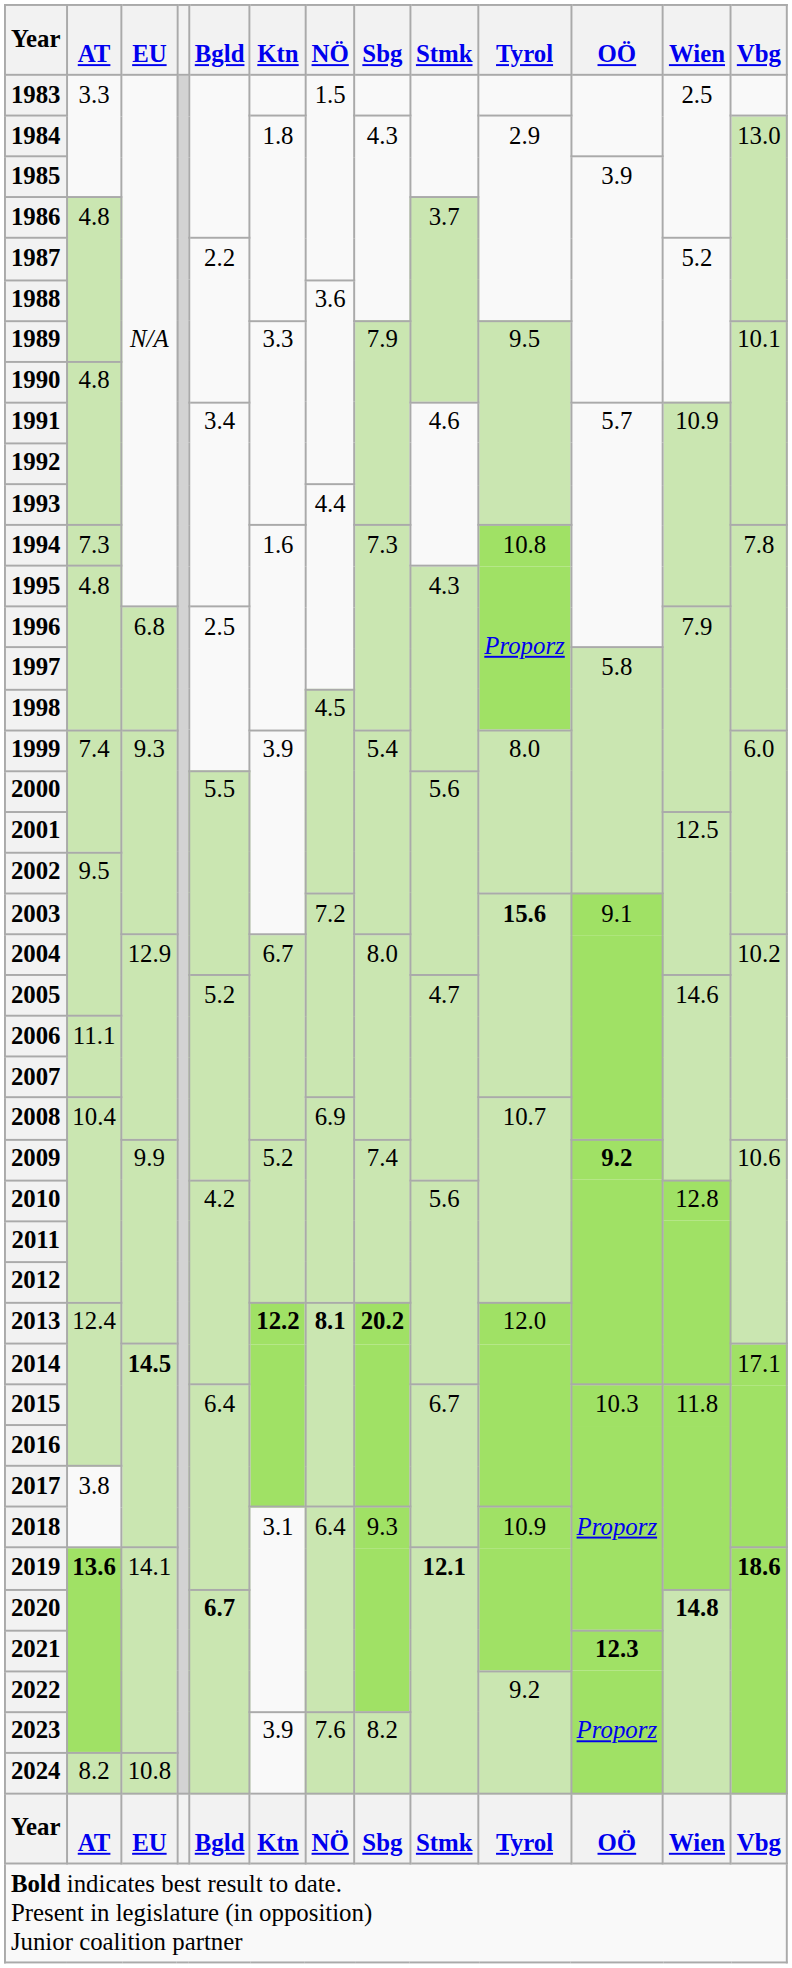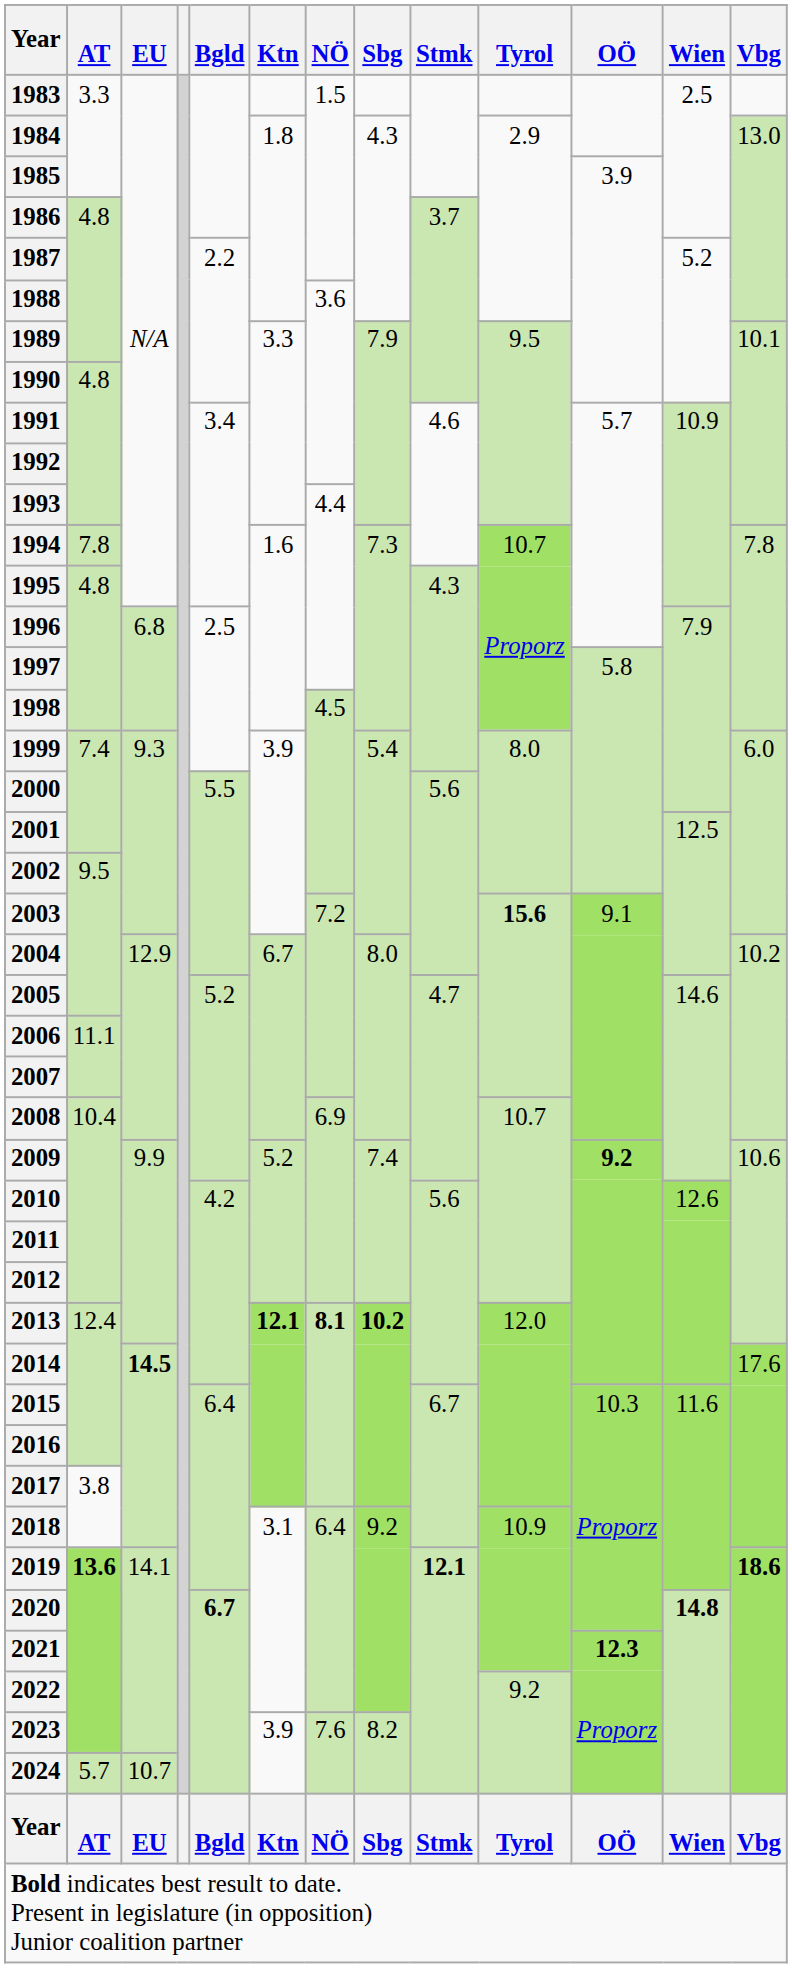(94, 544) 7.3 -> (94, 544) 7.8
(525, 544) 10.8 -> (525, 544) 10.7
(697, 1199) 12.8 -> (697, 1199) 12.6
(278, 1322) 12.2 -> (278, 1322) 12.1
(382, 1322) 20.2 -> (382, 1322) 10.2
(759, 1363) 17.1 -> (759, 1363) 17.6
(697, 1404) 11.8 -> (697, 1404) 11.6
(382, 1527) 9.3 -> (382, 1527) 9.2
(94, 1772) 8.2 -> (94, 1772) 5.7
(149, 1772) 10.8 -> (149, 1772) 10.7
